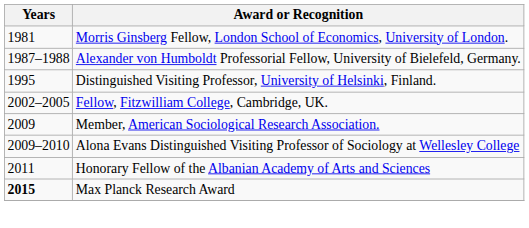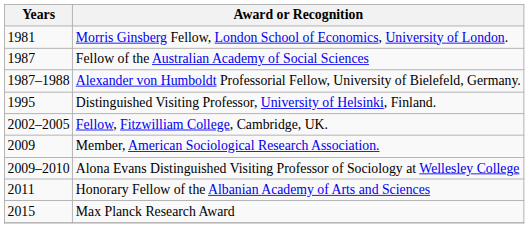+ row: (222, 59)
(21, 189) bold -> (21, 211) normal
